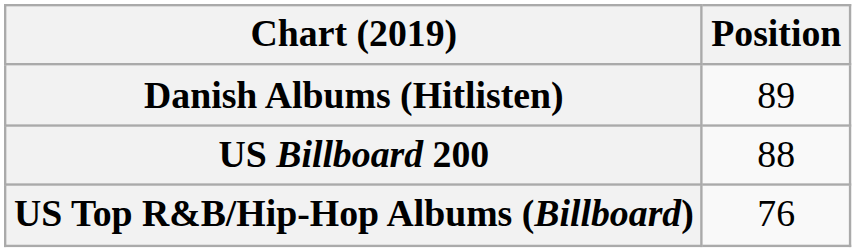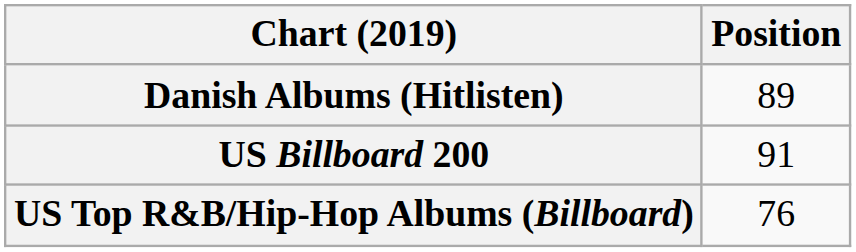(776, 154) 88 -> (776, 154) 91
